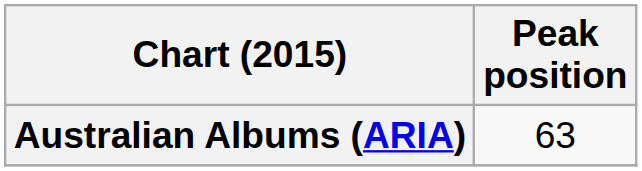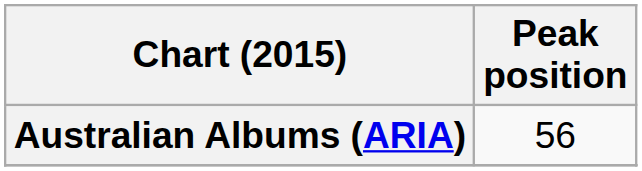(555, 134) 63 -> (555, 134) 56
